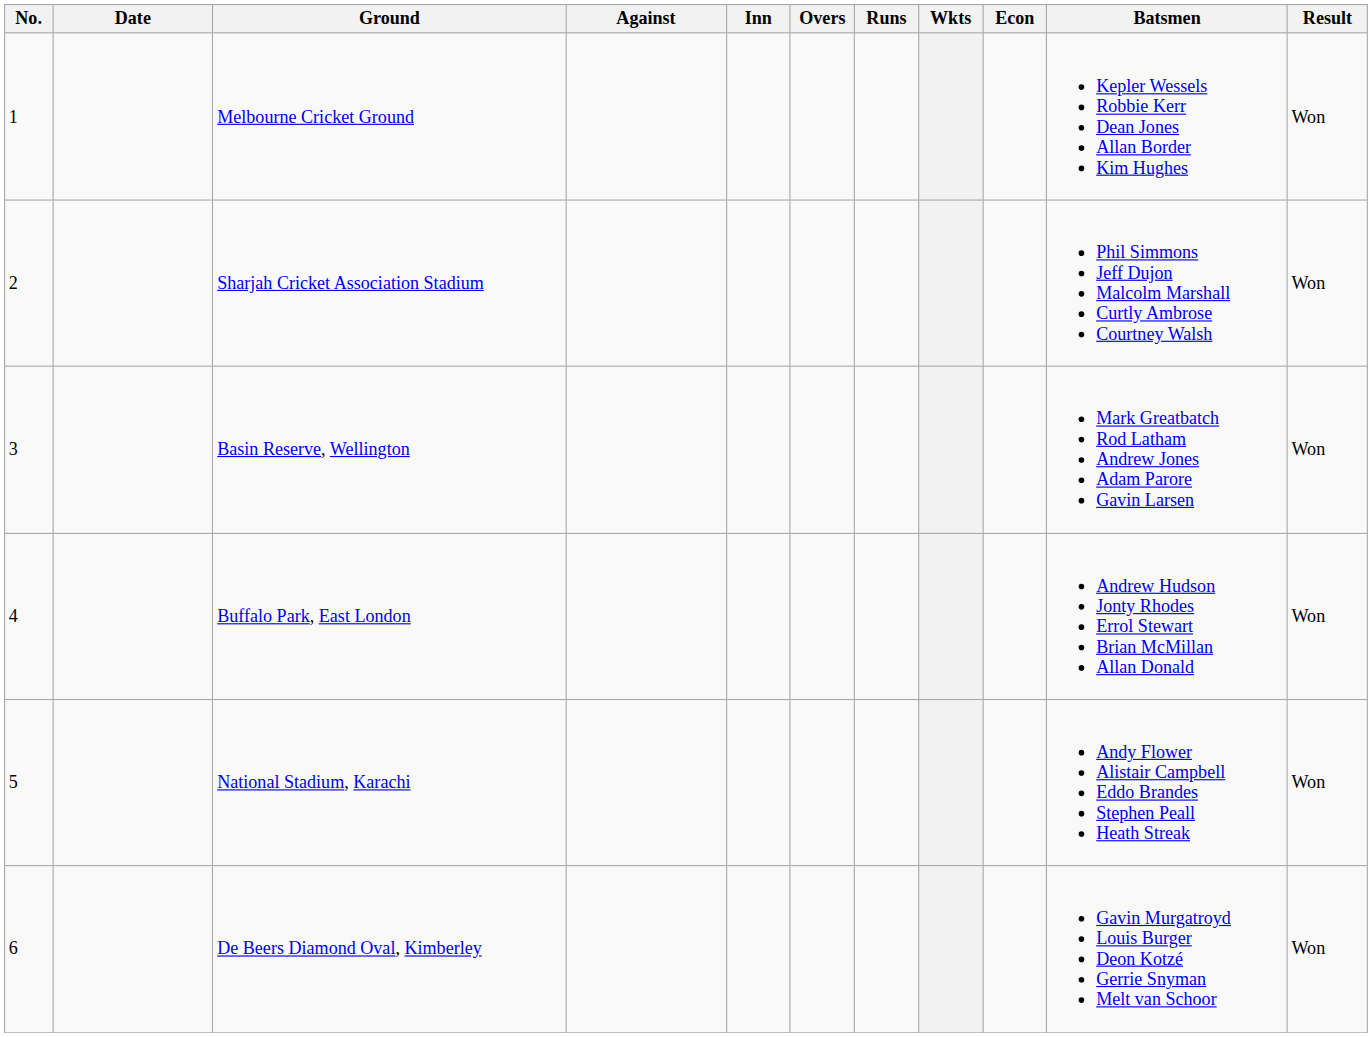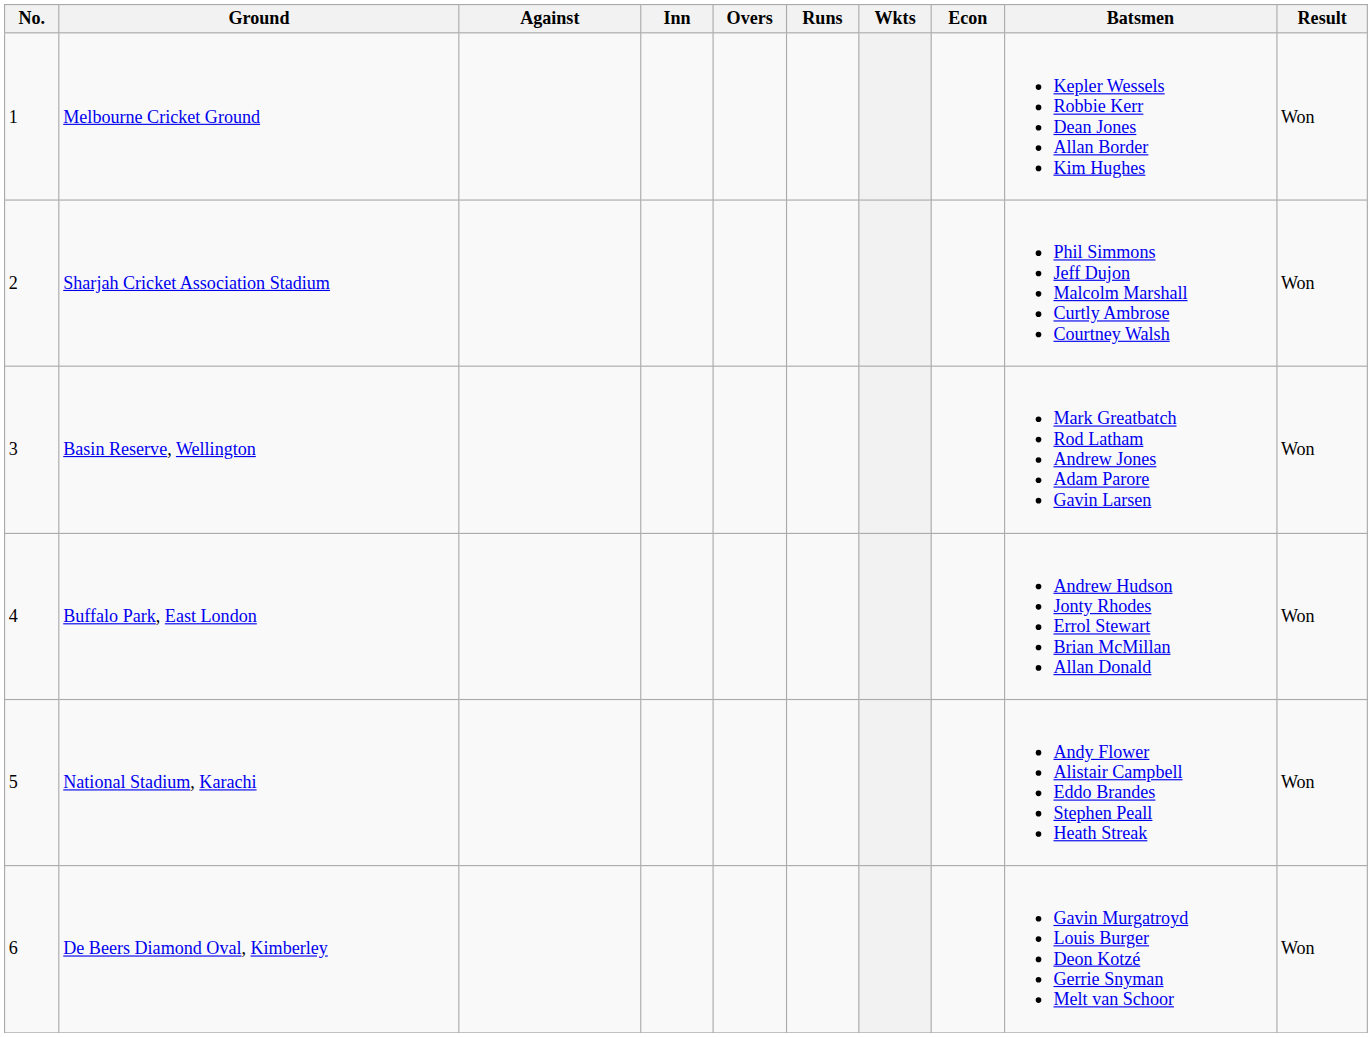- column: (133, 18)
